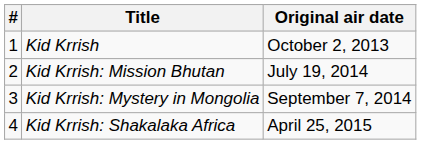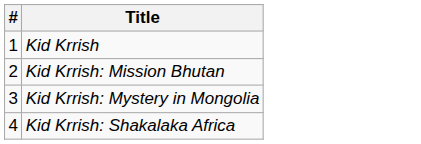- column: (339, 17)
